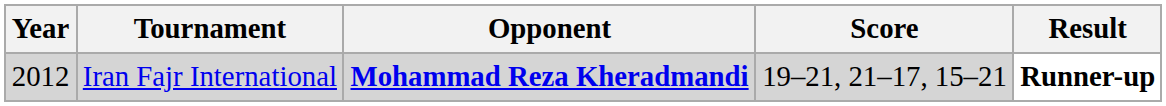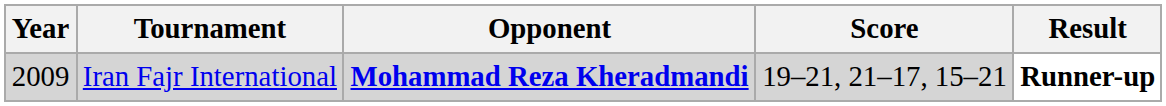(41, 76) 2012 -> (41, 76) 2009
